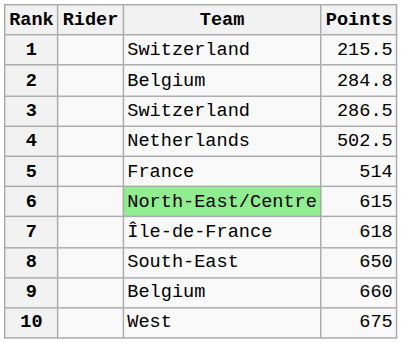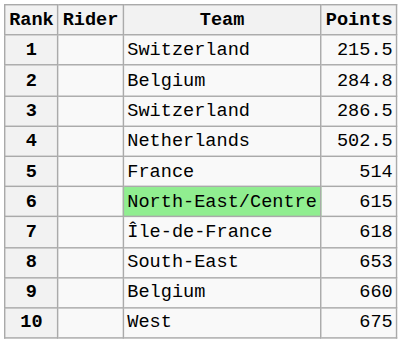(376, 262) 650 -> (376, 262) 653
